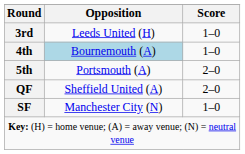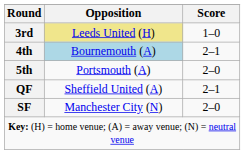(113, 32) no background -> (113, 32) khaki background
(211, 51) 1–0 -> (211, 51) 2–1
(211, 88) 2–0 -> (211, 88) 2–1
(211, 107) 1–0 -> (211, 107) 2–0
